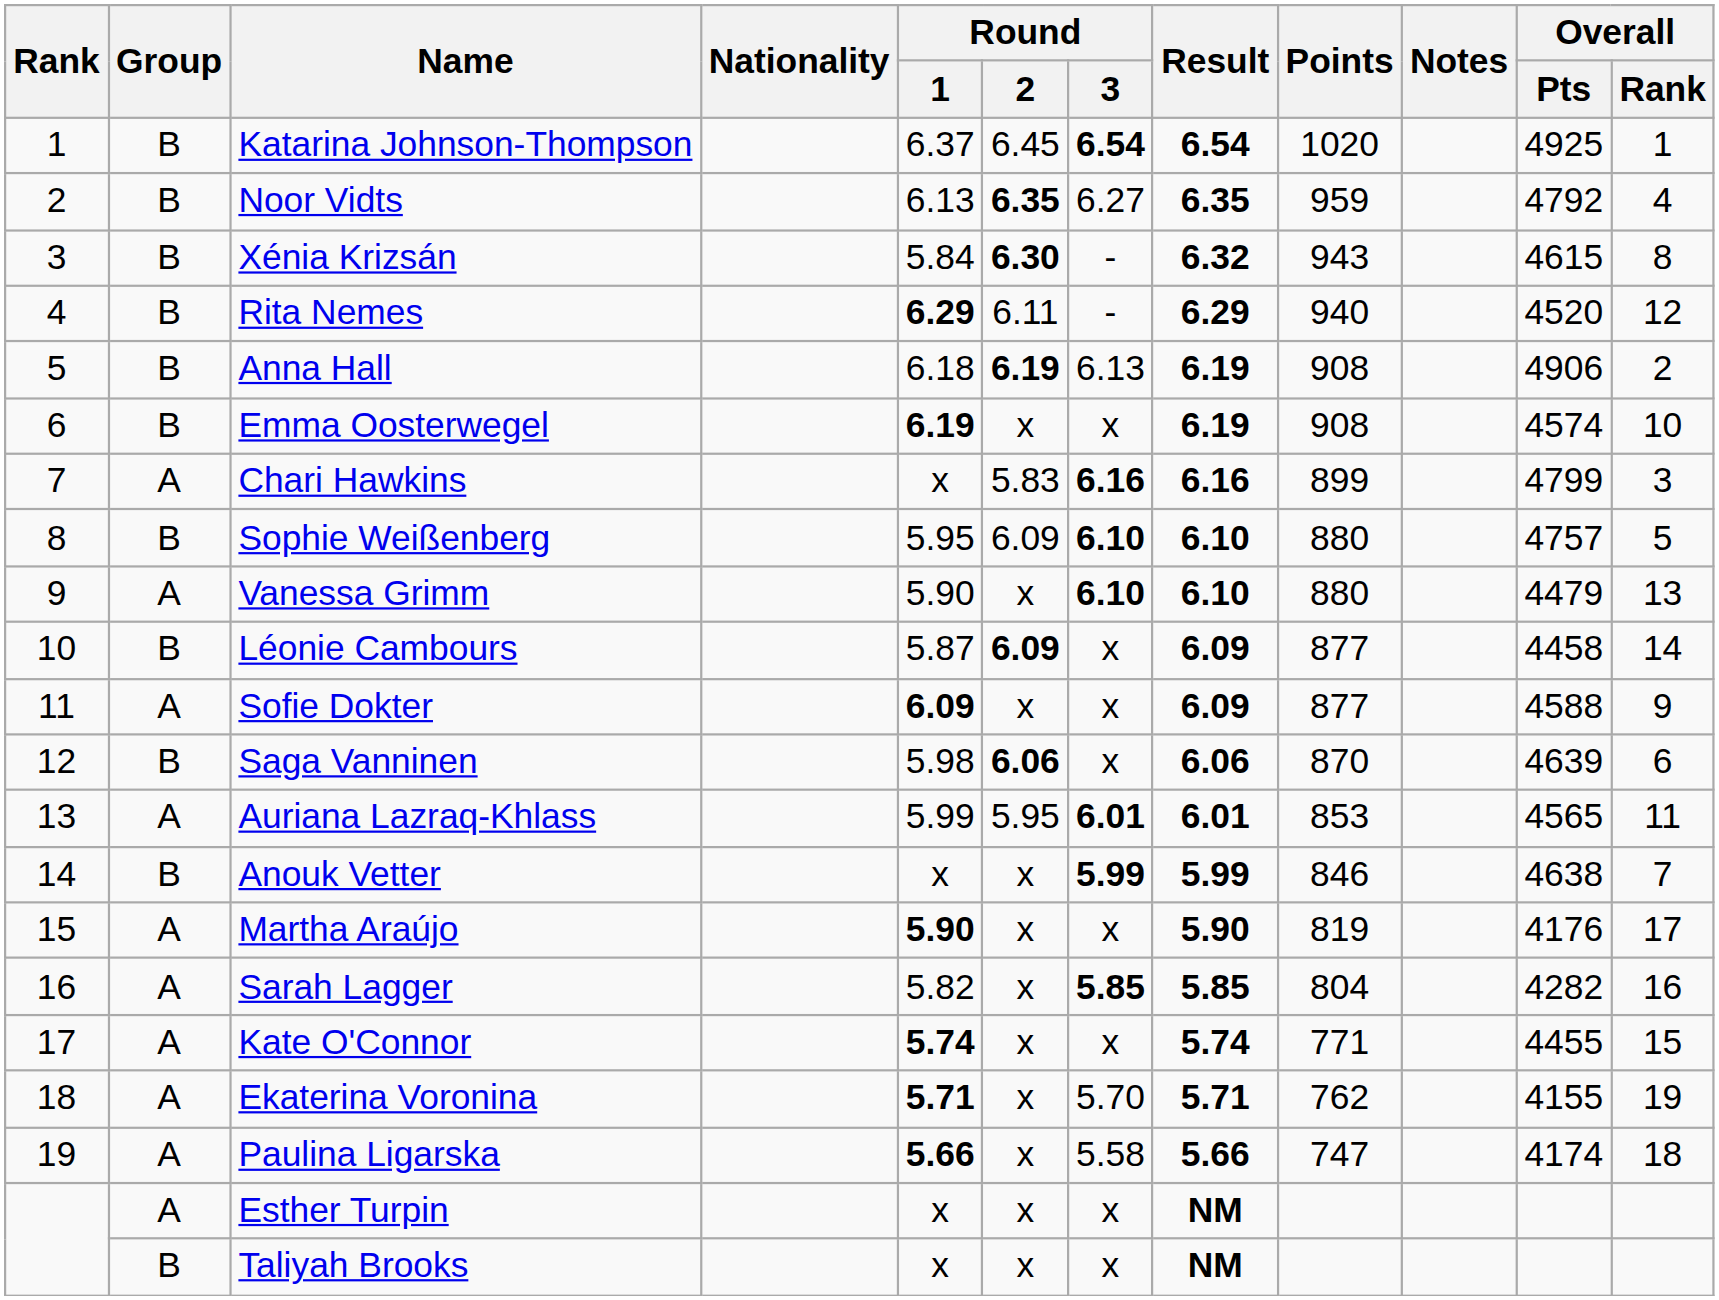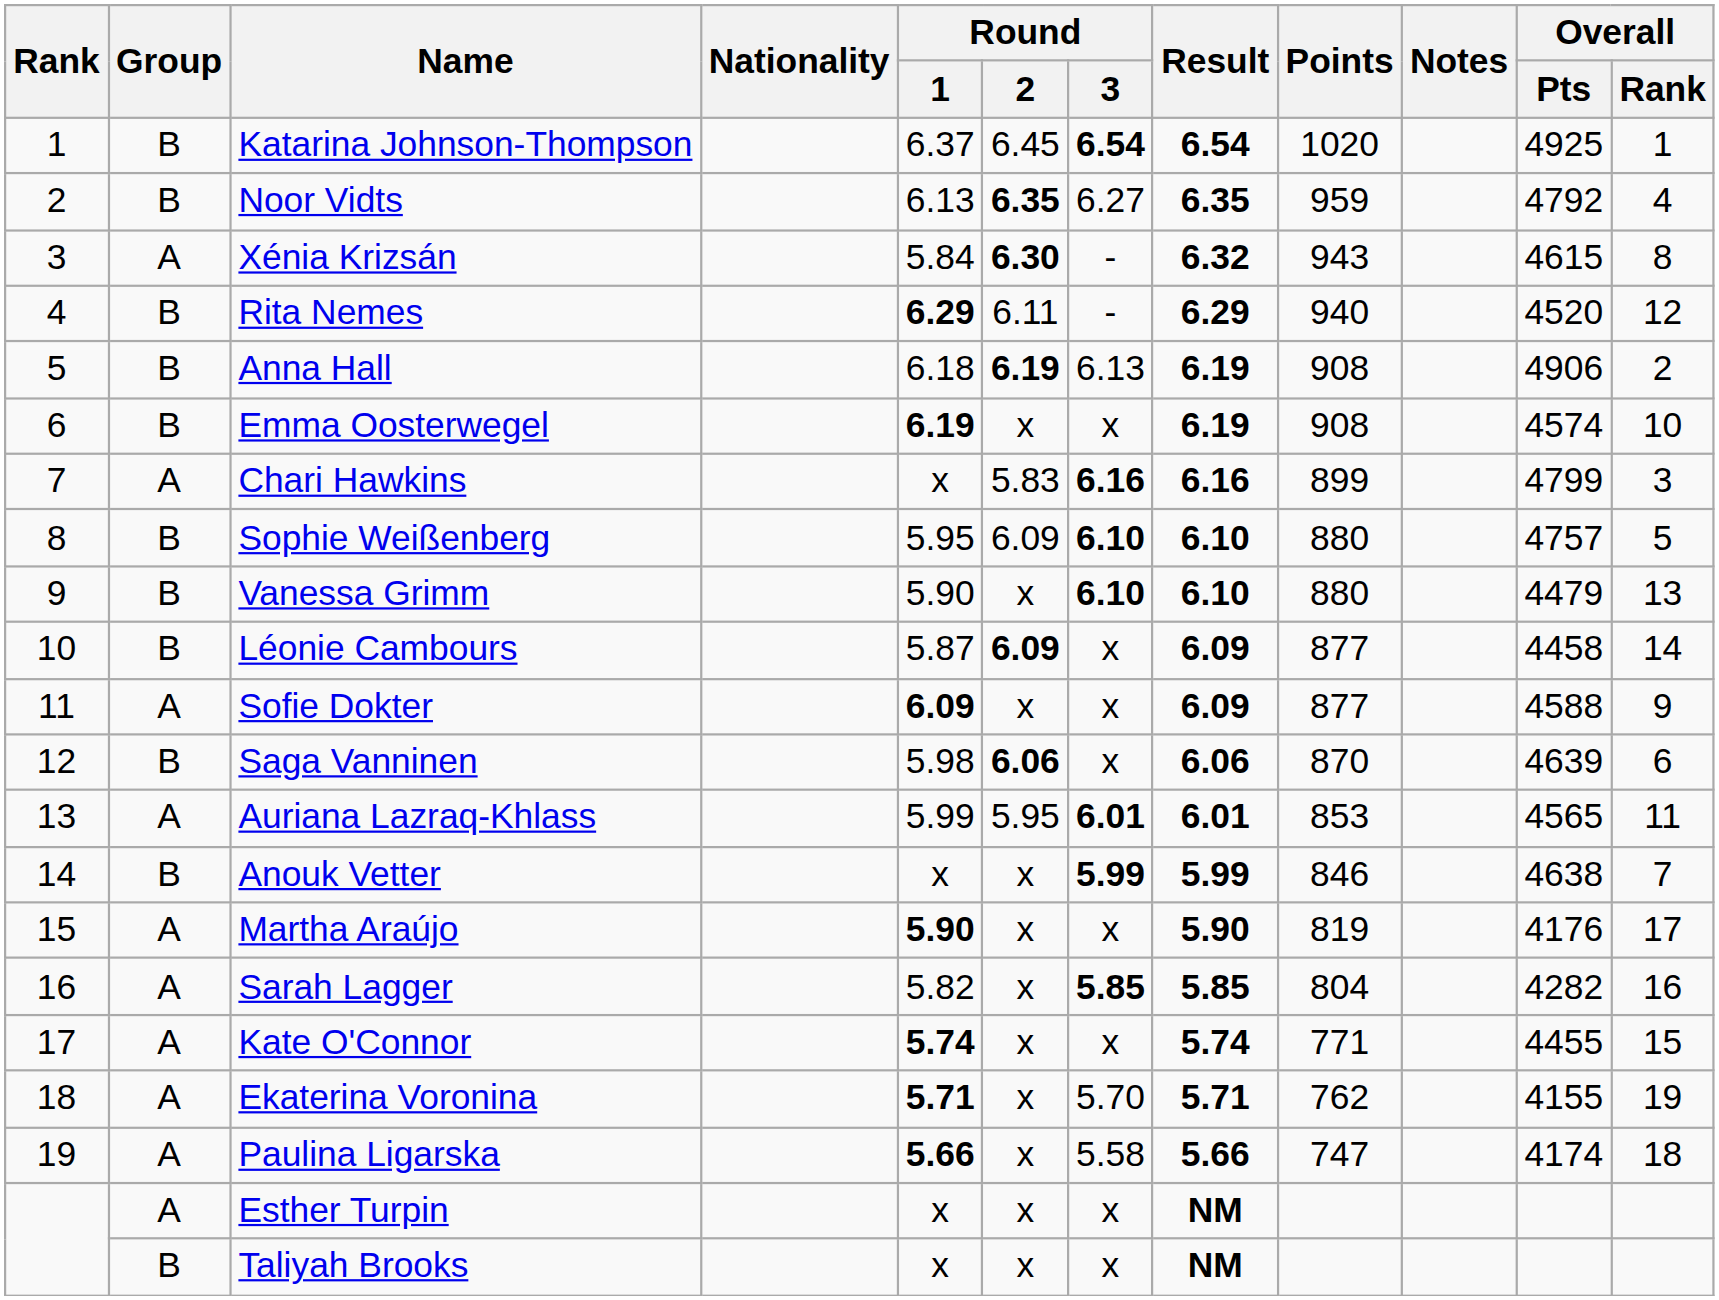(169, 256) B -> (169, 256) A
(169, 593) A -> (169, 593) B
